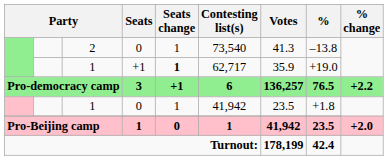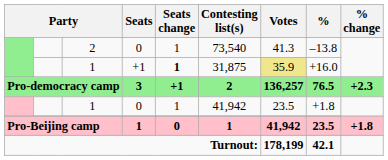(229, 67) 62,717 -> (229, 67) 31,875
(283, 67) no background -> (283, 67) khaki background
(323, 67) +19.0 -> (323, 67) +16.0
(229, 86) 6 -> (229, 86) 2
(362, 86) +2.2 -> (362, 86) +2.3
(362, 125) +2.0 -> (362, 125) +1.8
(323, 145) 42.4 -> (323, 145) 42.1
